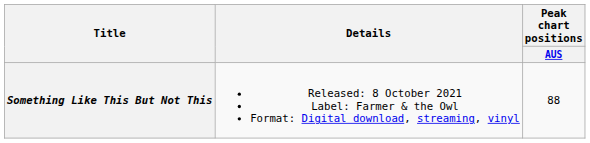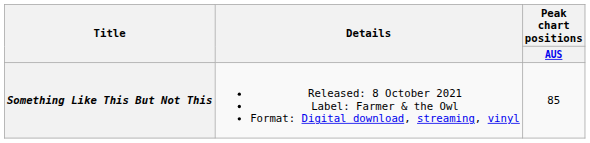(554, 100) 88 -> (554, 100) 85
